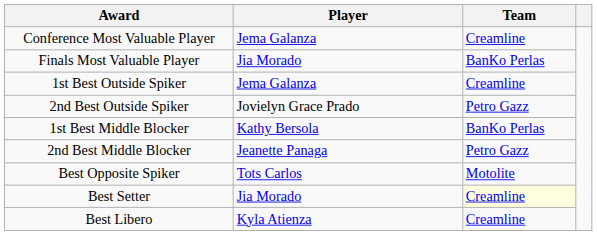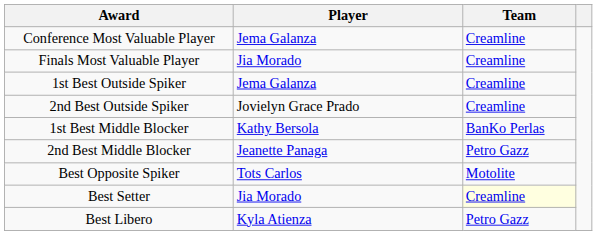(505, 60) BanKo Perlas -> (496, 60) Creamline
(497, 106) Petro Gazz -> (496, 106) Creamline
(496, 219) Creamline -> (497, 219) Petro Gazz
